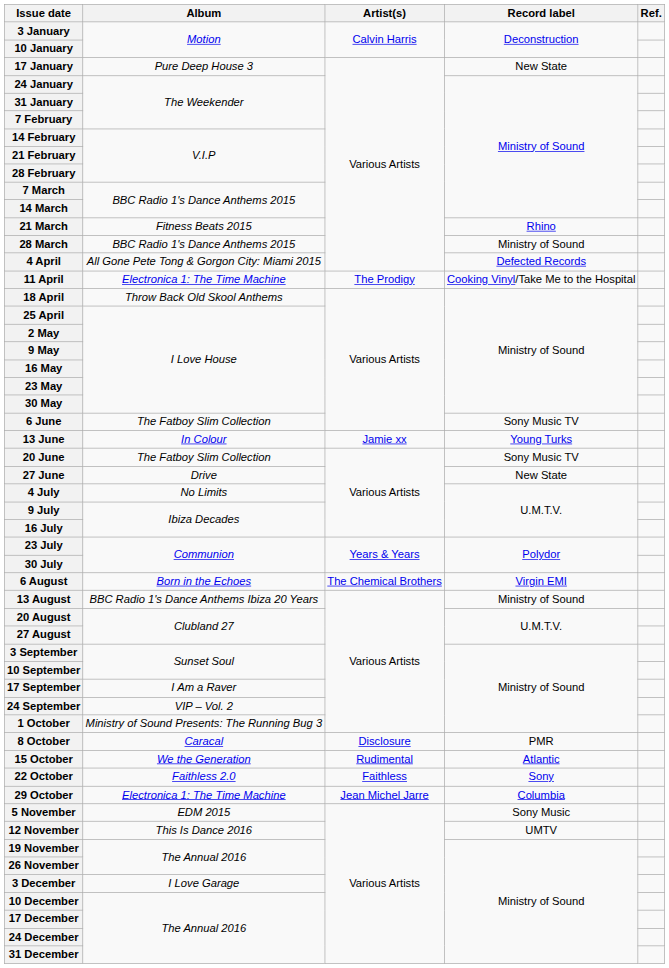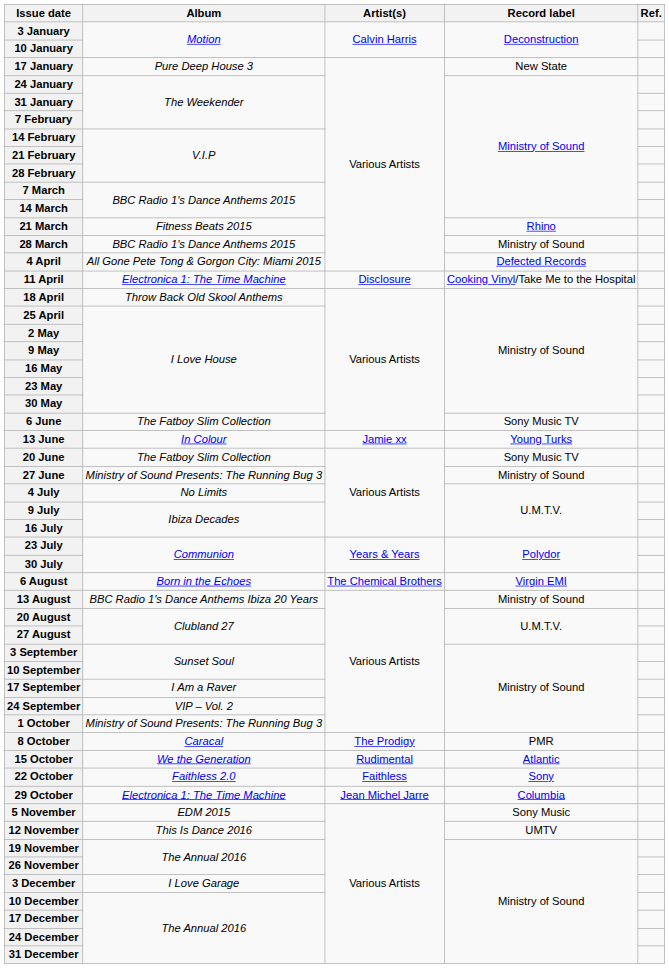(385, 279) The Prodigy -> (385, 279) Disclosure
(204, 475) Drive -> (204, 475) Ministry of Sound Presents: The Running Bug 3
(541, 475) New State -> (541, 475) Ministry of Sound
(385, 741) Disclosure -> (385, 741) The Prodigy
